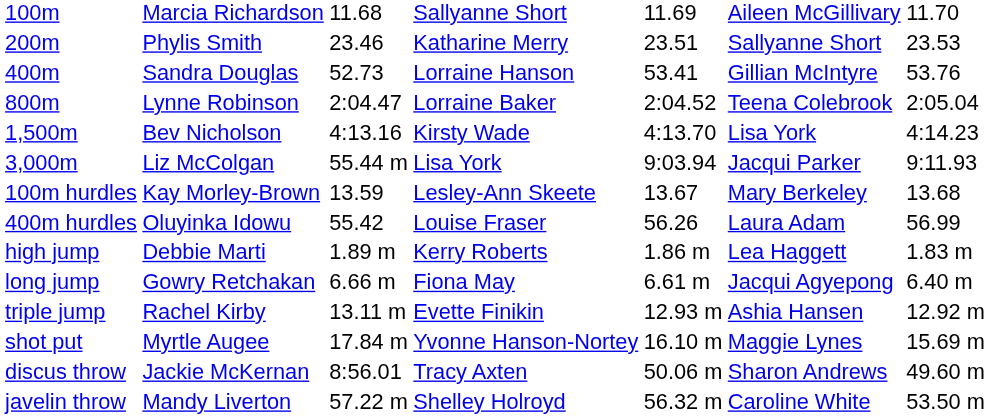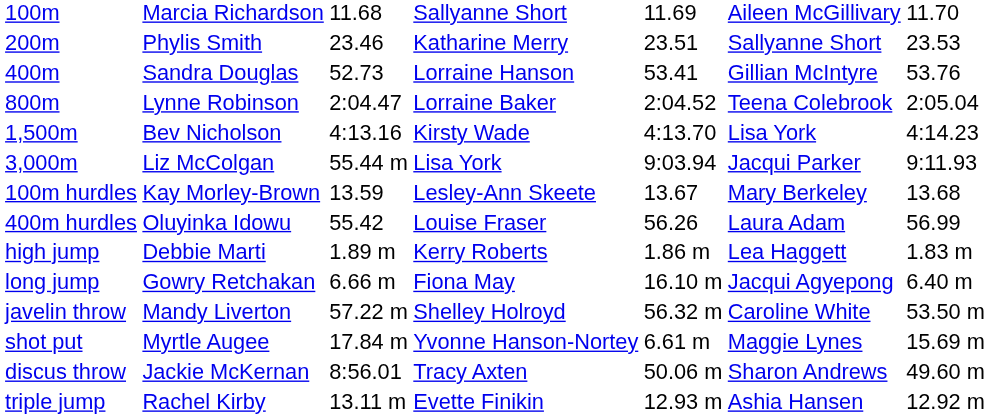(677, 282) 6.61 m -> (683, 282) 16.10 m
rows swapped: (55, 312) <-> (66, 402)
(683, 342) 16.10 m -> (677, 342) 6.61 m
